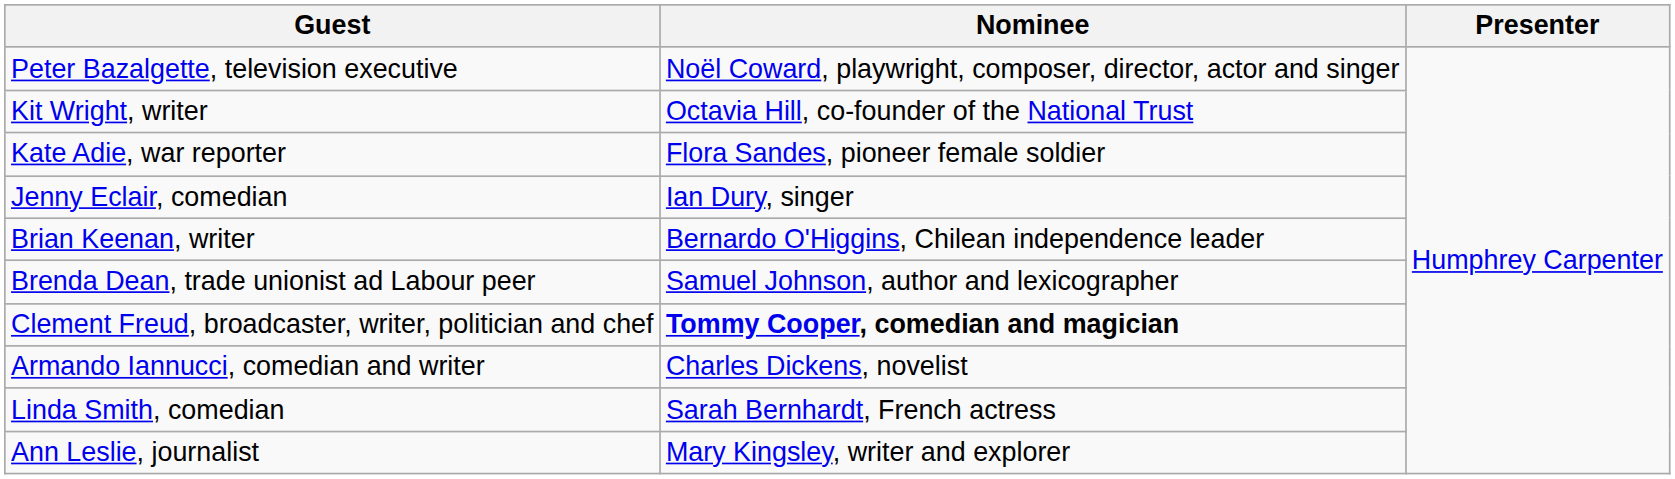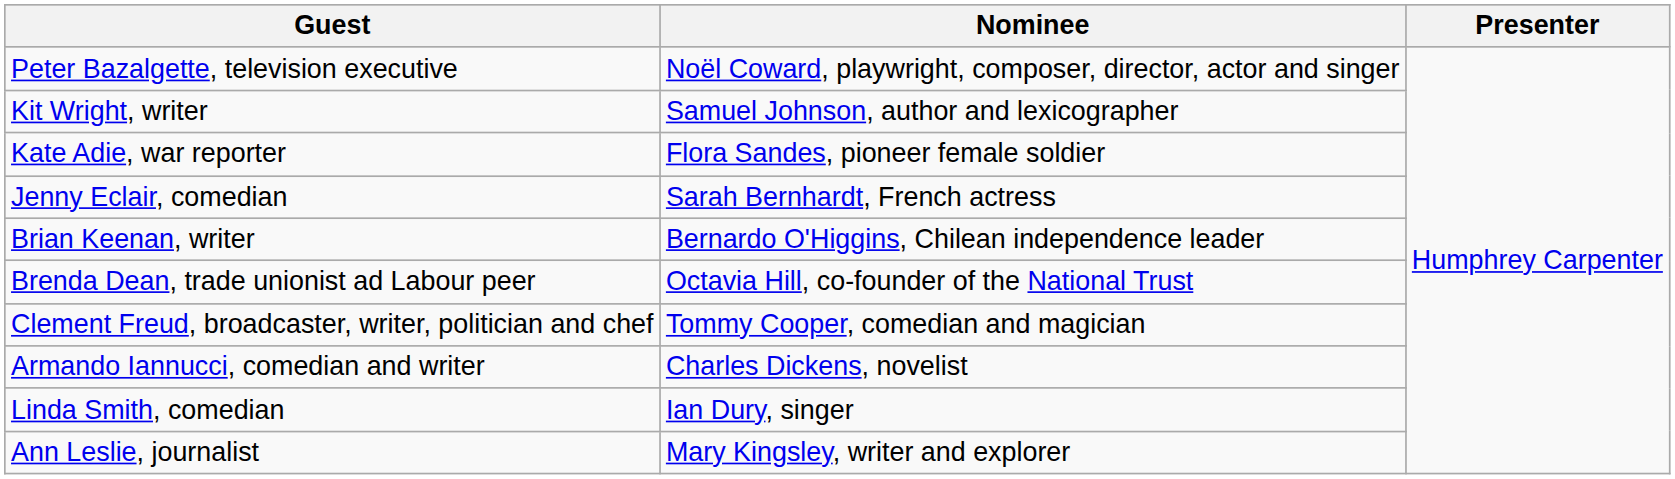(930, 111) Octavia Hill, co-founder of the National Trust -> (922, 111) Samuel Johnson, author and lexicographer
(760, 196) Ian Dury, singer -> (861, 196) Sarah Bernhardt, French actress
(922, 281) Samuel Johnson, author and lexicographer -> (930, 281) Octavia Hill, co-founder of the National Trust
(923, 324) bold -> (906, 324) normal
(861, 409) Sarah Bernhardt, French actress -> (760, 409) Ian Dury, singer
